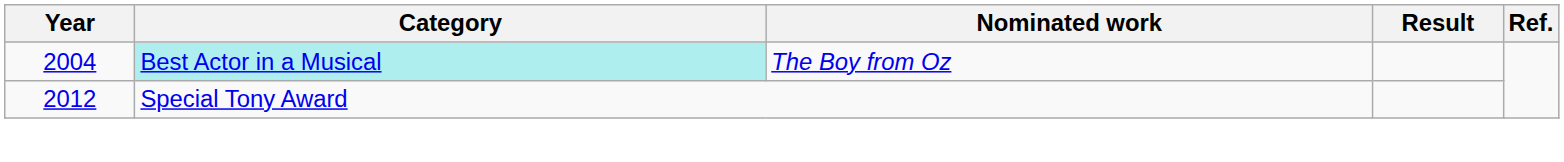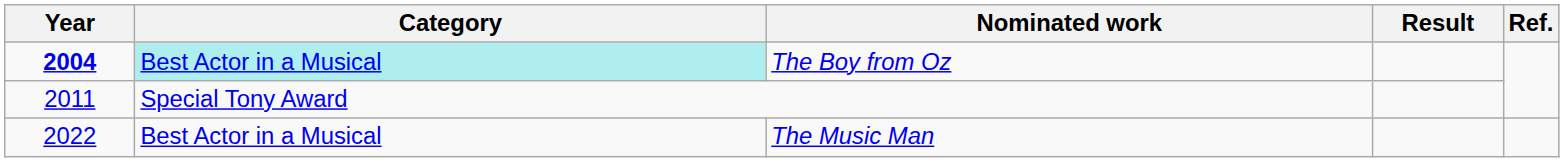(70, 61) normal -> (70, 61) bold
(70, 99) 2012 -> (70, 99) 2011
+ row: (853, 136)
